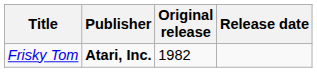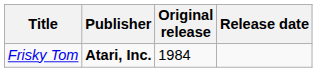(174, 55) 1982 -> (174, 55) 1984
